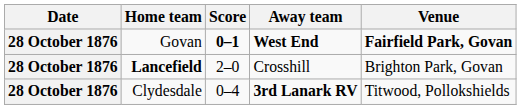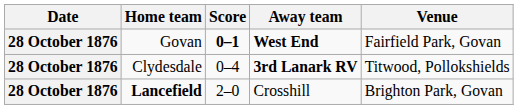(439, 41) bold -> (433, 41) normal
rows swapped: (167, 91) <-> (167, 66)
